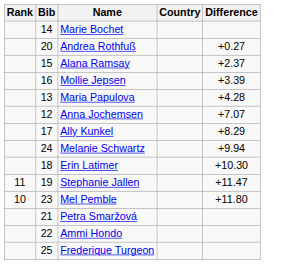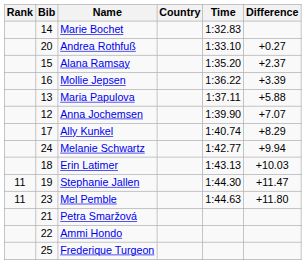+ column: (223, 13)
(232, 98) +4.28 -> (272, 98) +5.88
(232, 166) +10.30 -> (272, 166) +10.03
(20, 200) 10 -> (20, 200) 11
